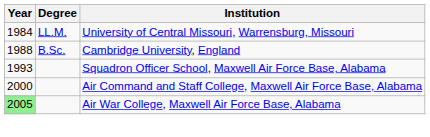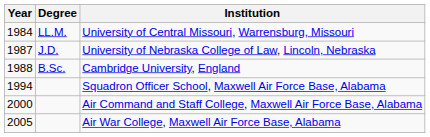+ row: (229, 50)
(20, 68) 1993 -> (20, 86) 1994
(20, 104) lightgreen background -> (20, 123) no background
